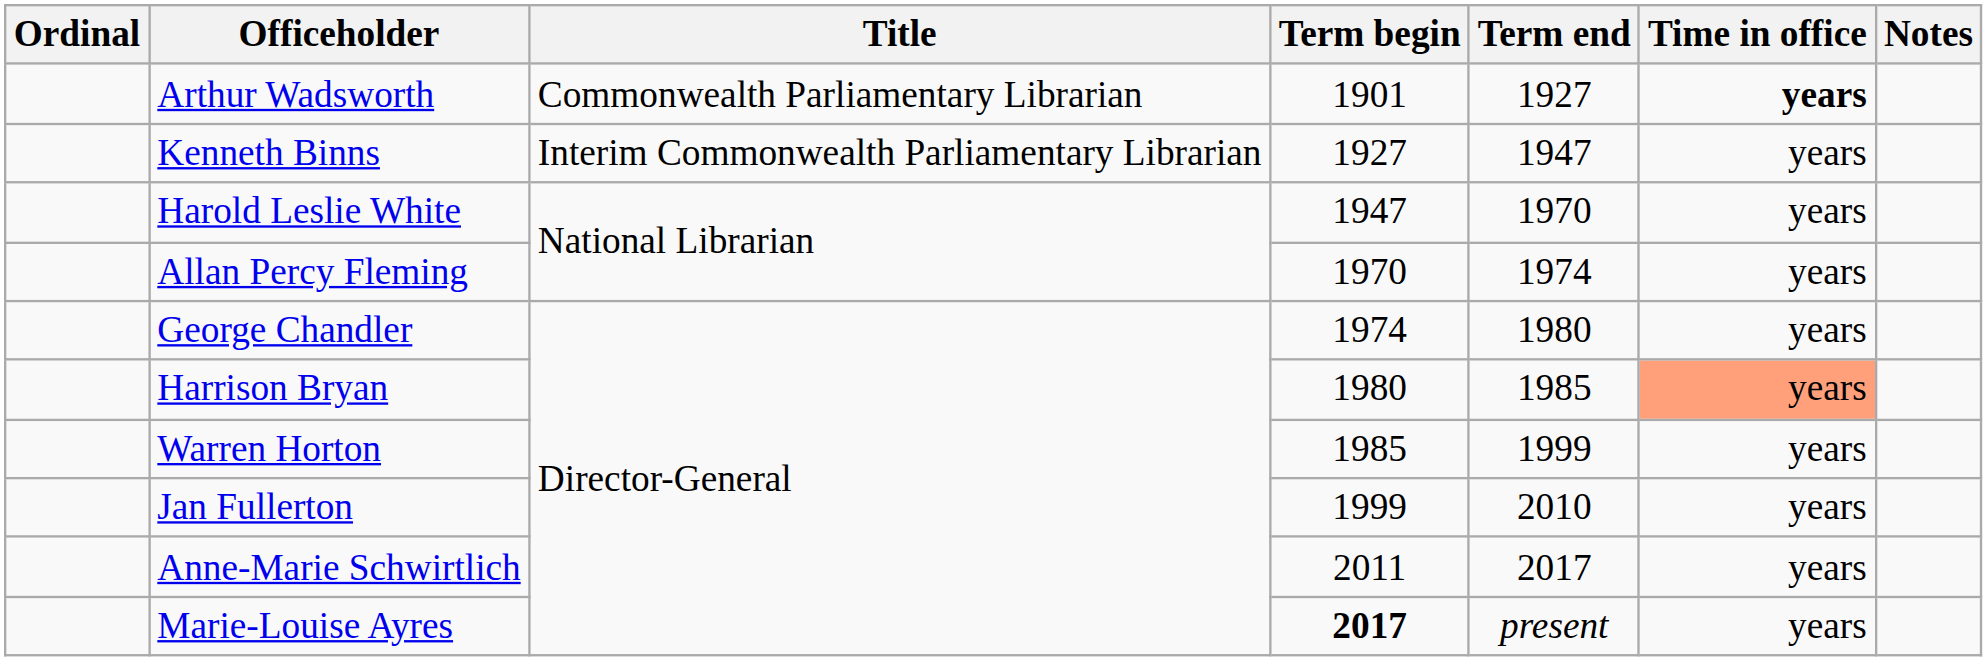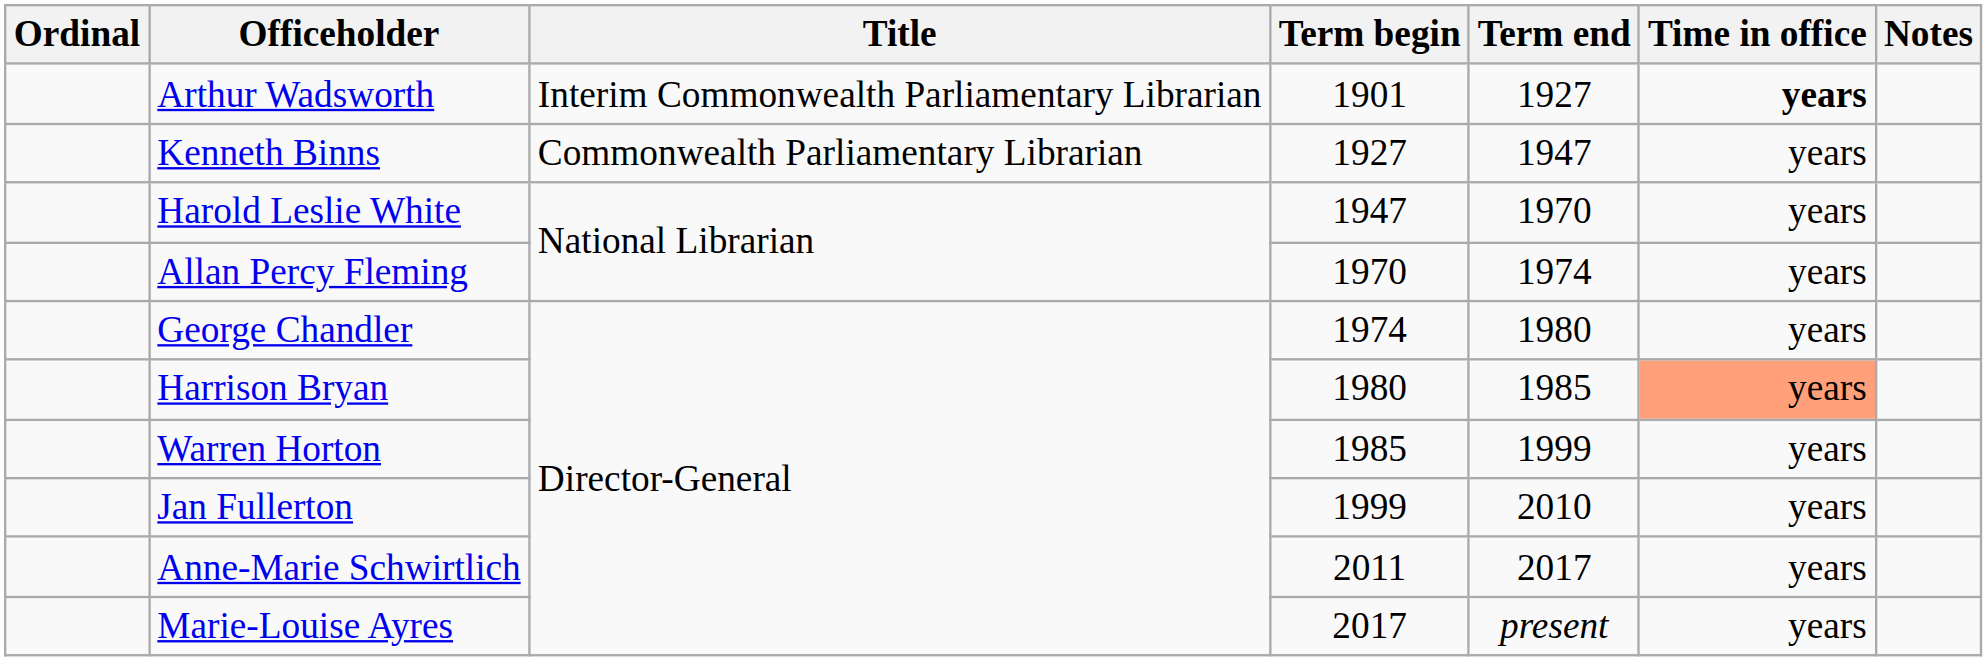(840, 93) Commonwealth Parliamentary Librarian -> (900, 93) Interim Commonwealth Parliamentary Librarian
(900, 152) Interim Commonwealth Parliamentary Librarian -> (840, 152) Commonwealth Parliamentary Librarian
(1370, 625) bold -> (1370, 625) normal
